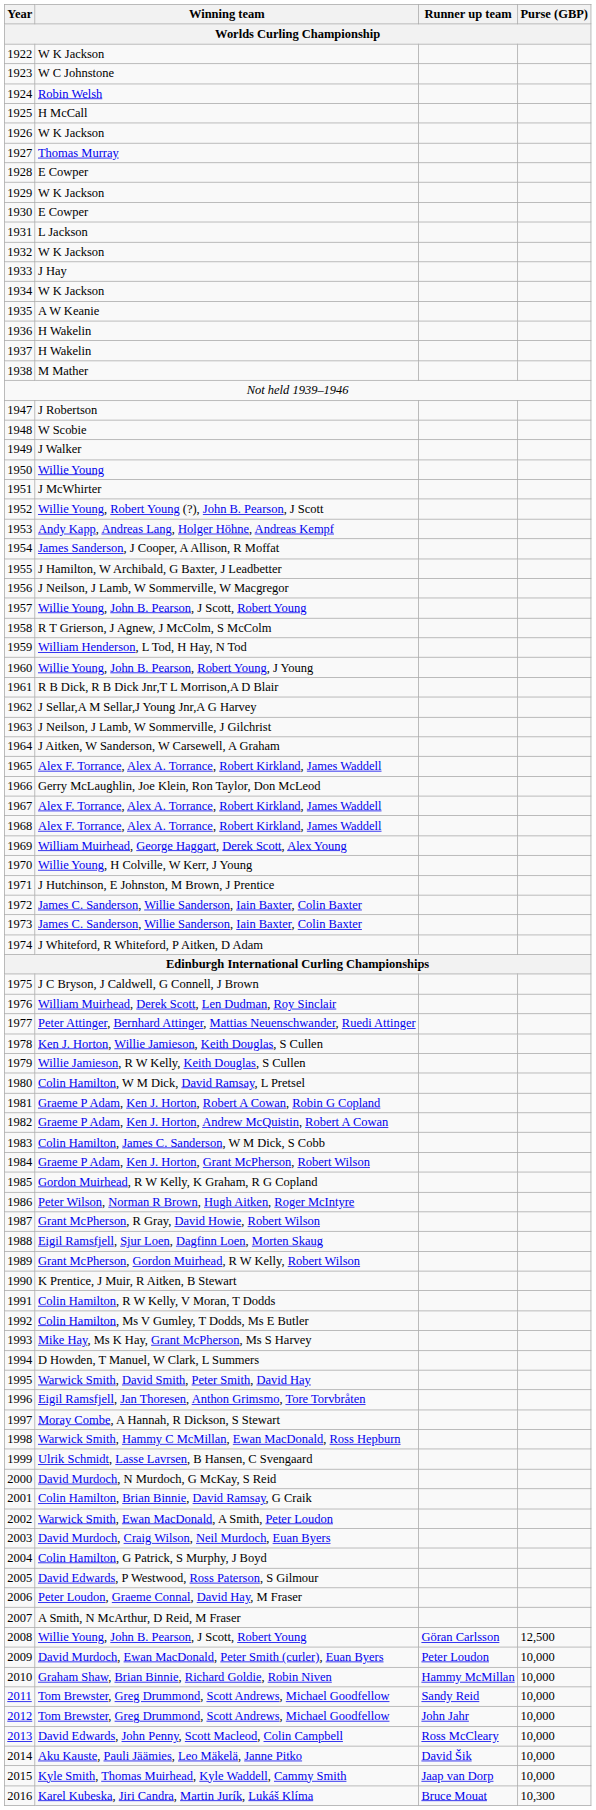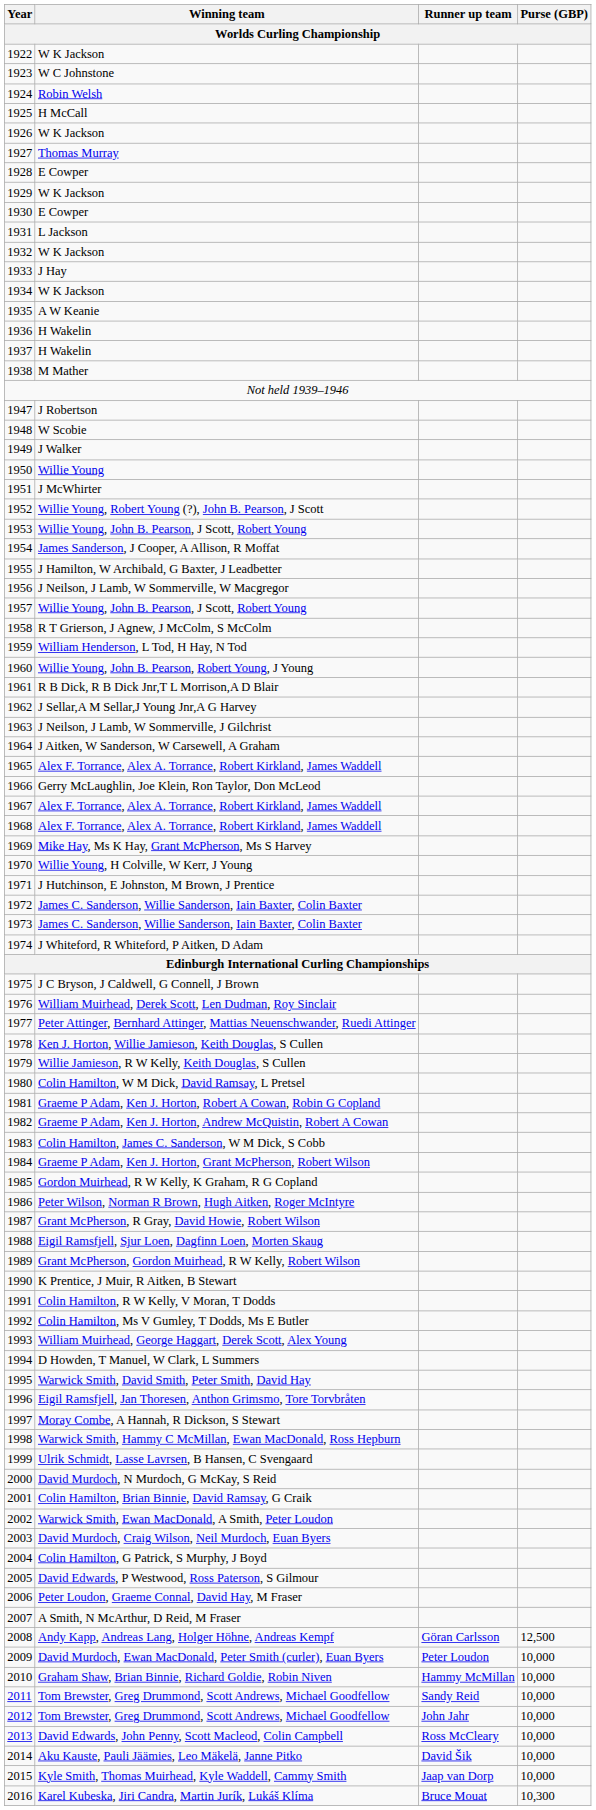(186, 529) Andy Kapp, Andreas Lang, Holger Höhne, Andreas Kempf -> (172, 529) Willie Young, John B. Pearson, J Scott, Robert Young
(192, 845) William Muirhead, George Haggart, Derek Scott, Alex Young -> (175, 845) Mike Hay, Ms K Hay, Grant McPherson, Ms S Harvey
(175, 1340) Mike Hay, Ms K Hay, Grant McPherson, Ms S Harvey -> (192, 1340) William Muirhead, George Haggart, Derek Scott, Alex Young
(172, 1637) Willie Young, John B. Pearson, J Scott, Robert Young -> (186, 1637) Andy Kapp, Andreas Lang, Holger Höhne, Andreas Kempf
